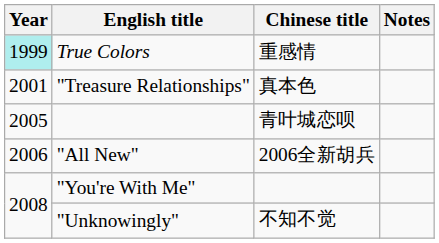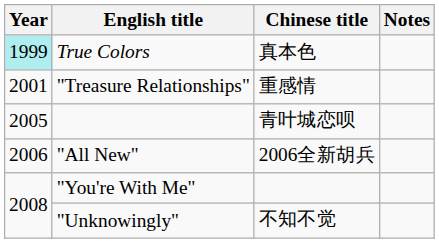(288, 51) 重感情 -> (288, 51) 真本色
(288, 86) 真本色 -> (288, 86) 重感情
